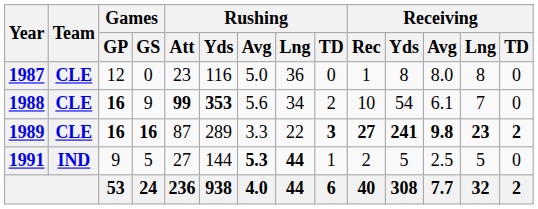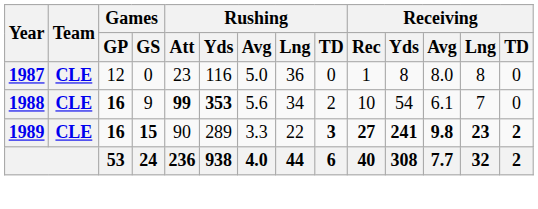(148, 132) 16 -> (148, 132) 15
(182, 132) 87 -> (182, 132) 90
- row: (27, 160)
